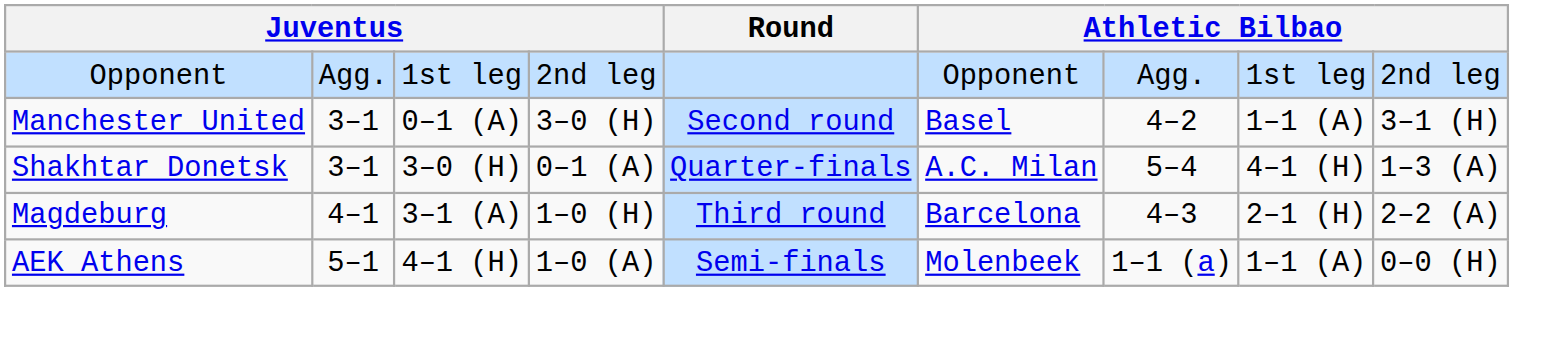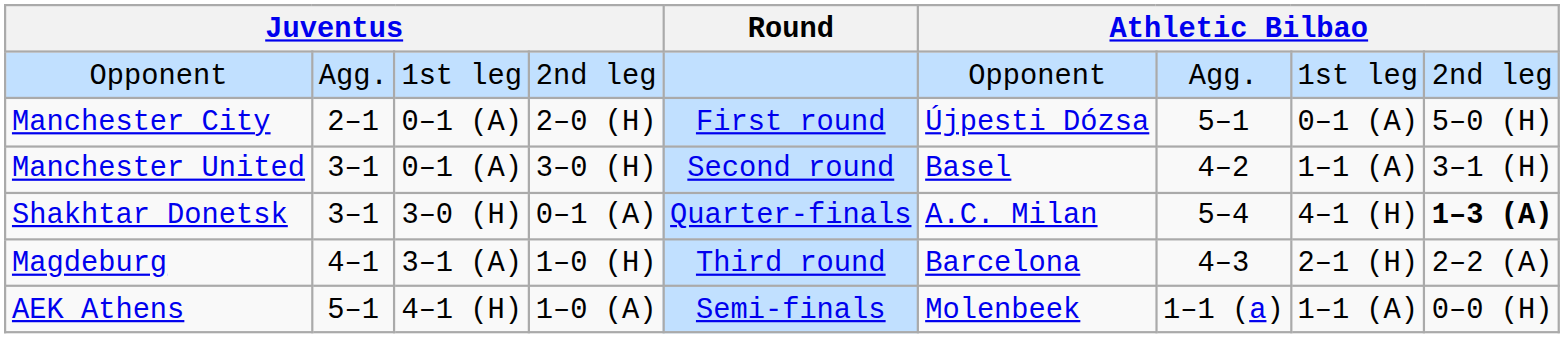+ row: (141, 122)
(1440, 169) normal -> (1492, 216) bold
